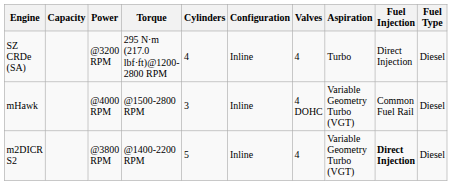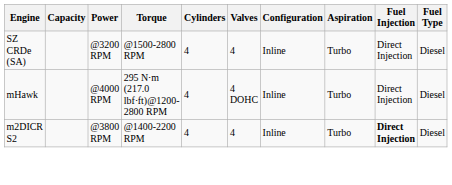columns swapped: (309, 17) <-> (260, 17)
(152, 56) 295 N⋅m (217.0 lbf⋅ft)@1200-2800 RPM -> (150, 50) @1500-2800 RPM
(150, 106) @1500-2800 RPM -> (152, 94) 295 N⋅m (217.0 lbf⋅ft)@1200-2800 RPM
(187, 106) 3 -> (187, 94) 4
(347, 106) Variable Geometry Turbo (VGT) -> (339, 94) Turbo
(396, 106) Common Fuel Rail -> (395, 94) Direct Injection
(187, 155) 5 -> (187, 133) 4
(347, 155) Variable Geometry Turbo (VGT) -> (339, 133) Turbo
